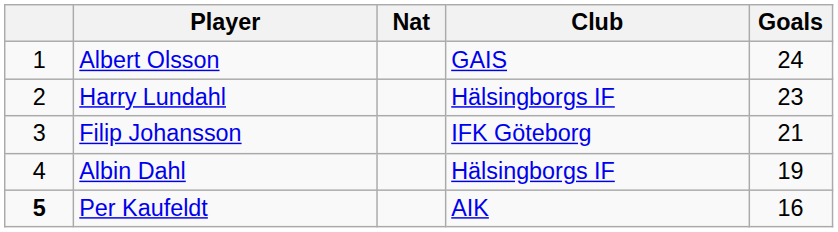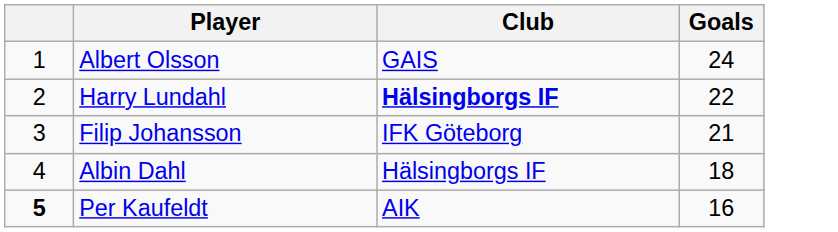- column: (411, 23)
(533, 97) normal -> (470, 97) bold
(790, 97) 23 -> (721, 97) 22
(790, 171) 19 -> (721, 171) 18
